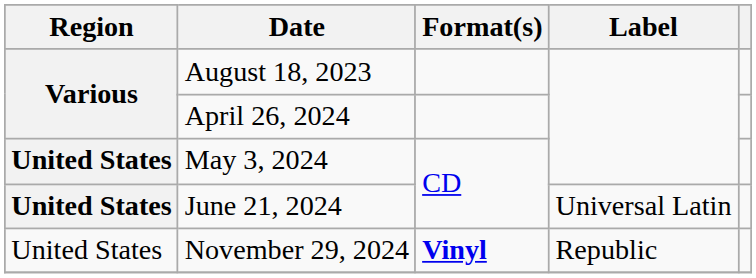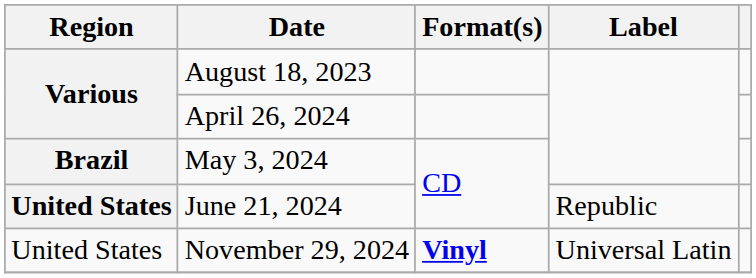(92, 160) United States -> (92, 160) Brazil
(644, 205) Universal Latin -> (606, 205) Republic
(606, 250) Republic -> (644, 250) Universal Latin
